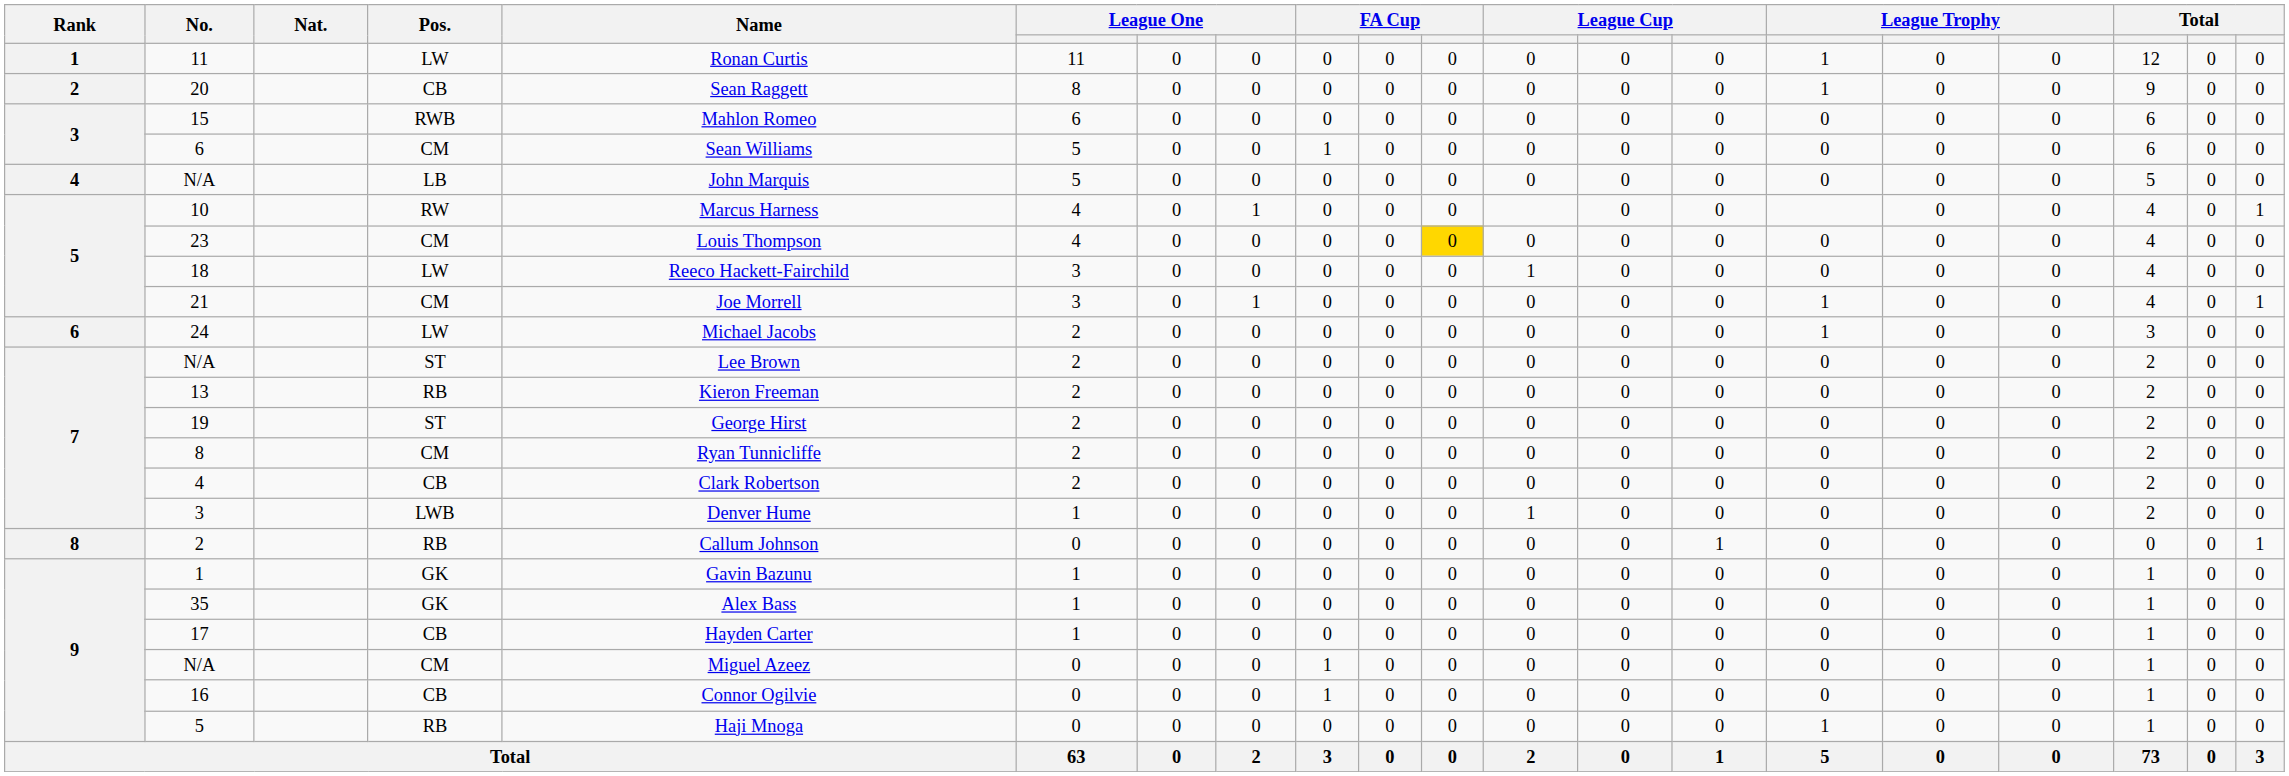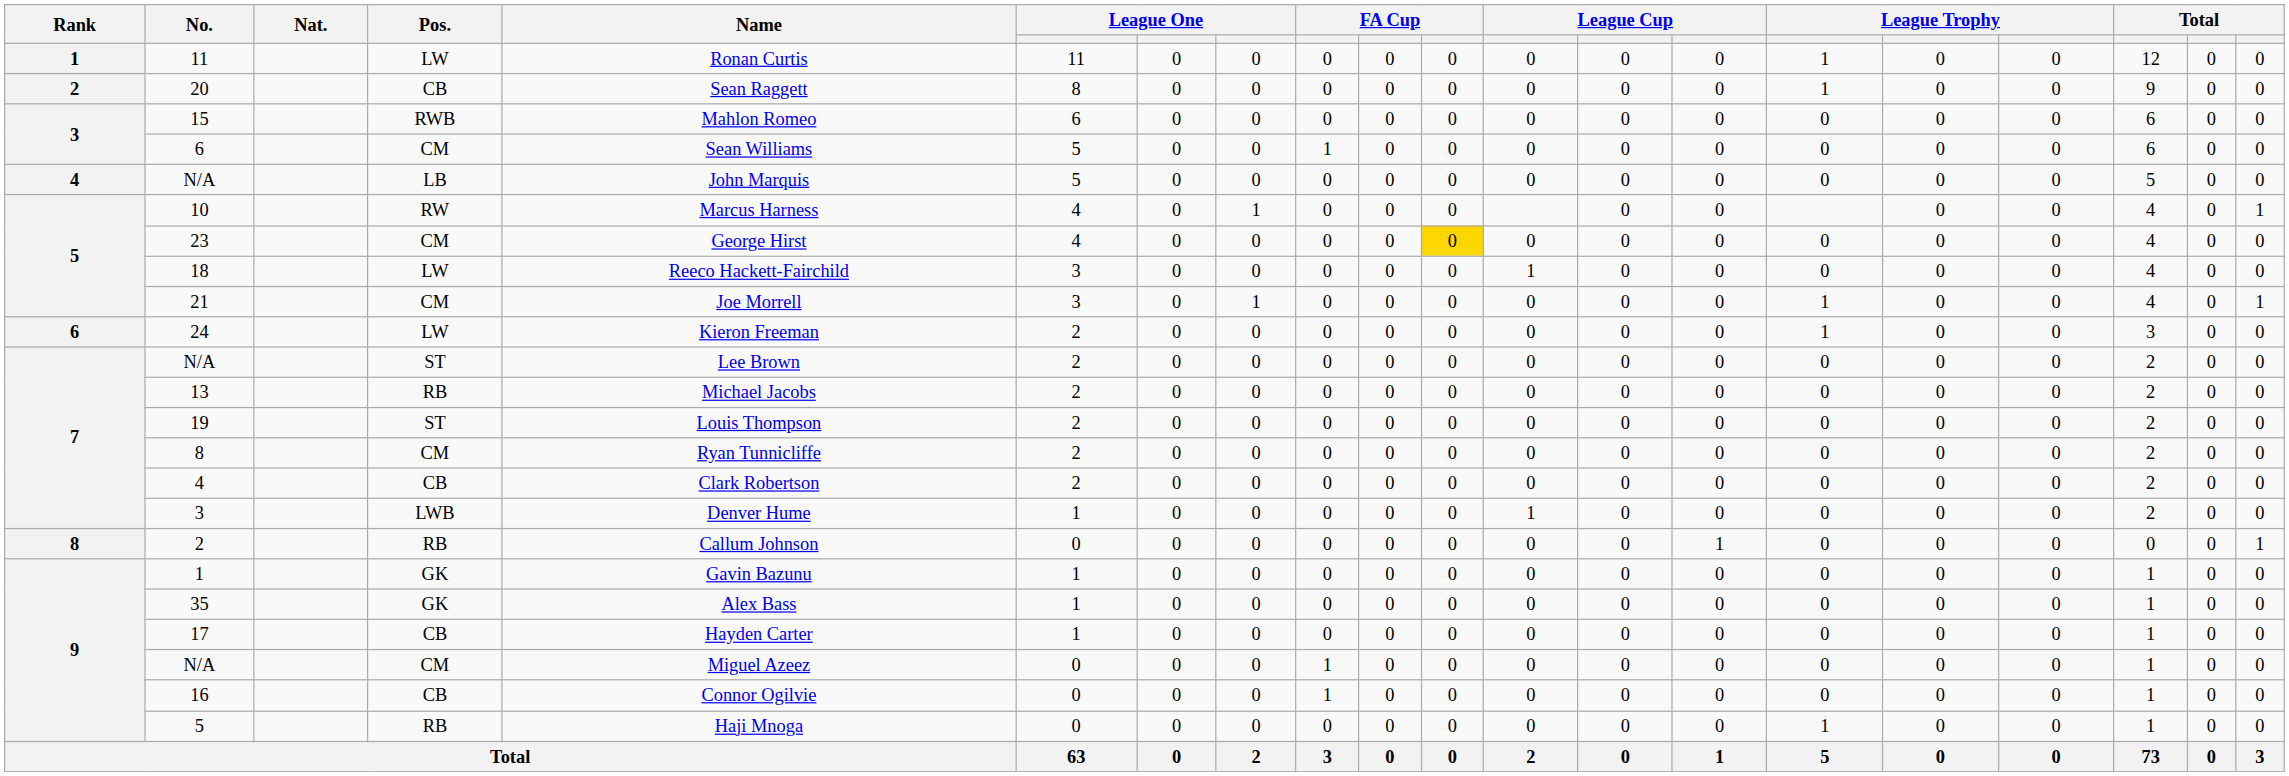(759, 240) Louis Thompson -> (759, 240) George Hirst
(759, 331) Michael Jacobs -> (759, 331) Kieron Freeman
(759, 392) Kieron Freeman -> (759, 392) Michael Jacobs
(759, 422) George Hirst -> (759, 422) Louis Thompson
